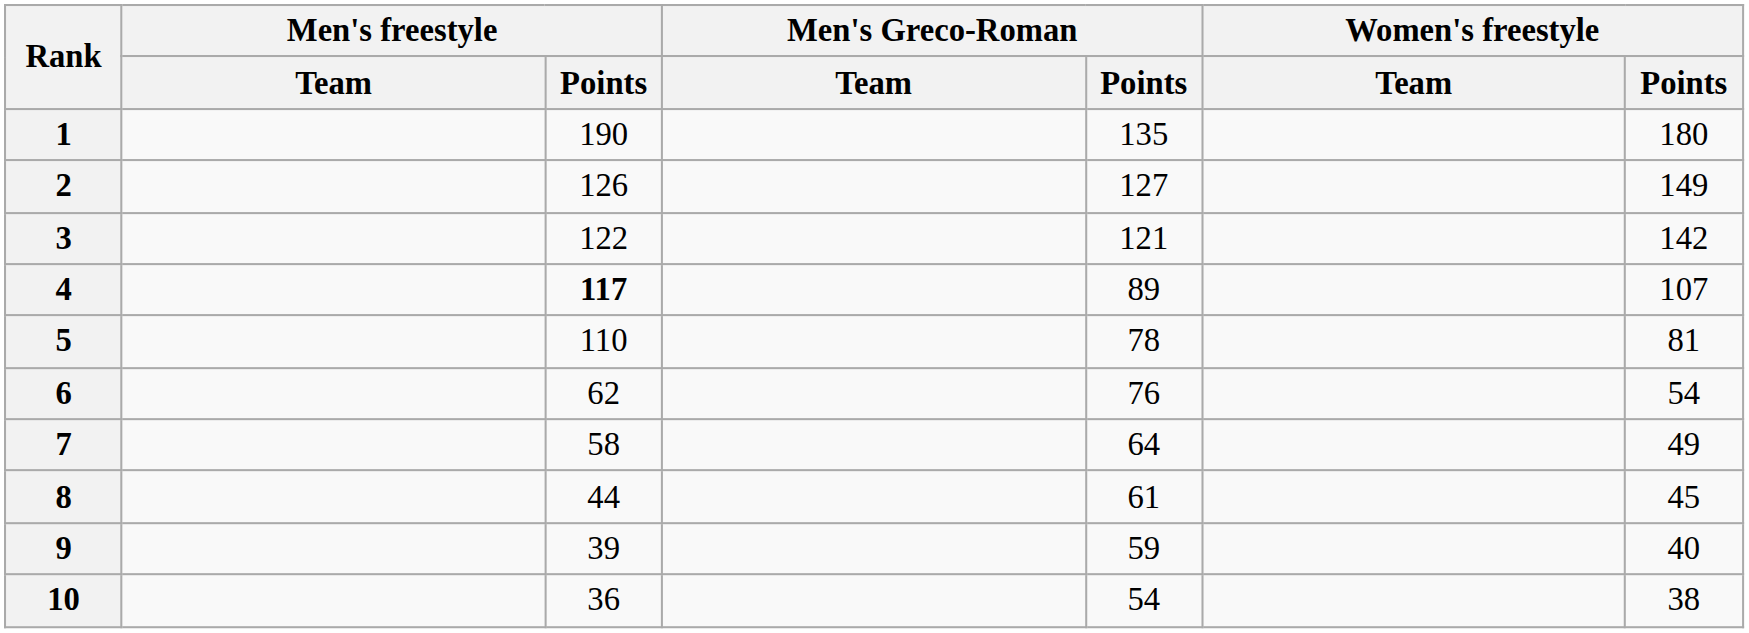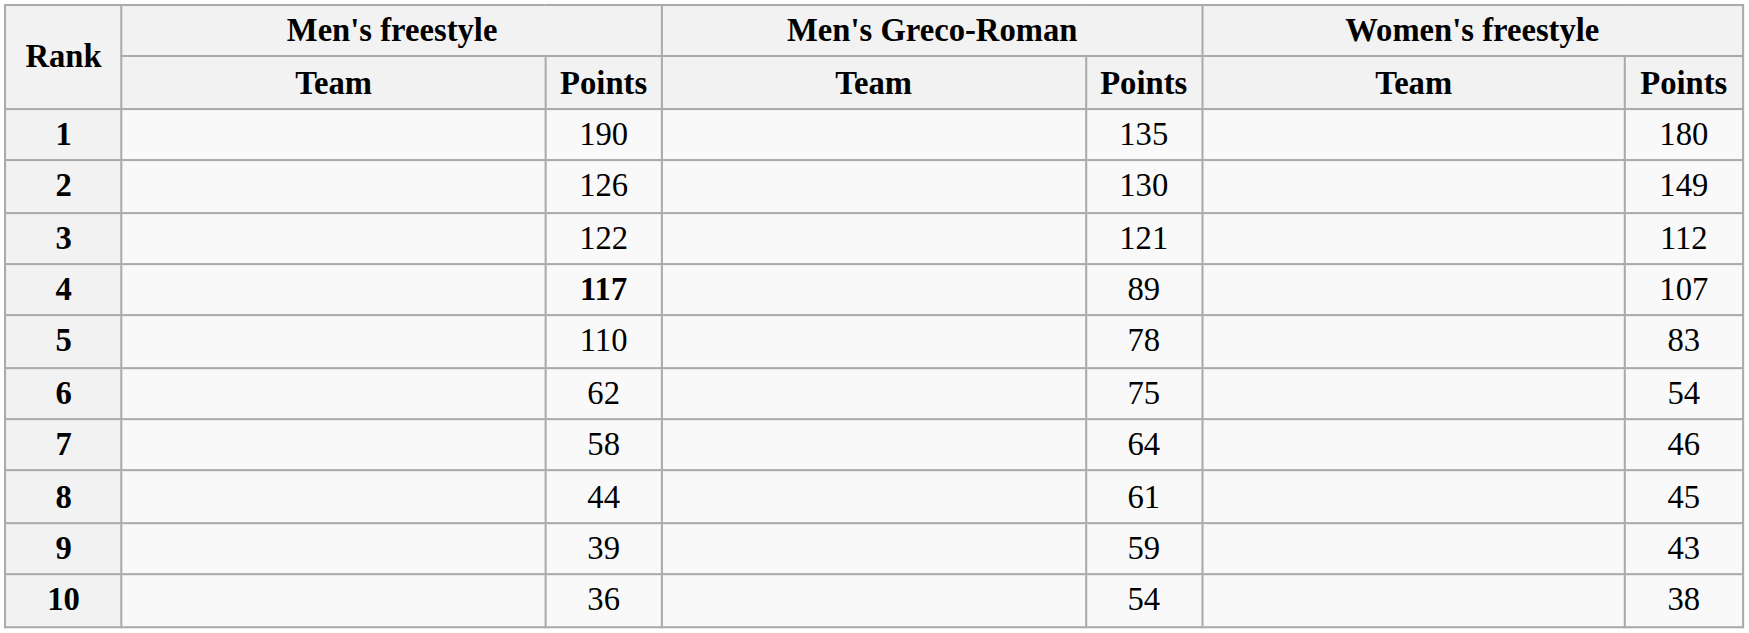(1144, 185) 127 -> (1144, 185) 130
(1684, 237) 142 -> (1684, 237) 112
(1684, 340) 81 -> (1684, 340) 83
(1144, 392) 76 -> (1144, 392) 75
(1684, 444) 49 -> (1684, 444) 46
(1684, 548) 40 -> (1684, 548) 43
